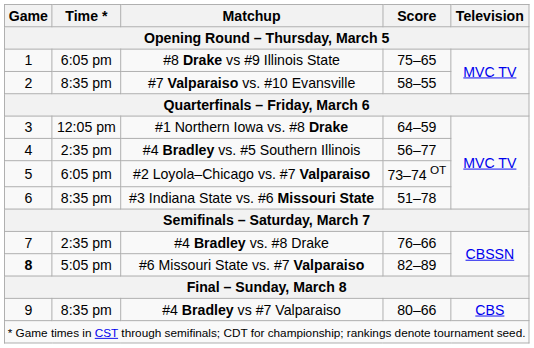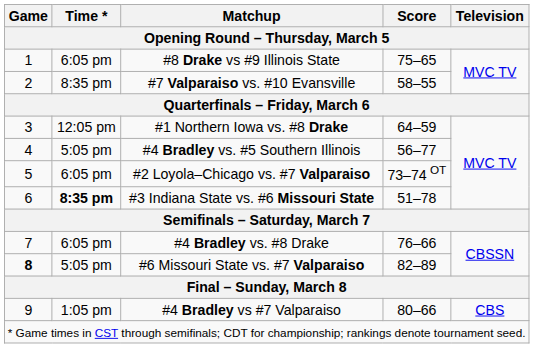(86, 150) 2:35 pm -> (86, 150) 5:05 pm
(86, 198) normal -> (86, 198) bold
(86, 242) 2:35 pm -> (86, 242) 6:05 pm
(86, 310) 8:35 pm -> (86, 310) 1:05 pm
